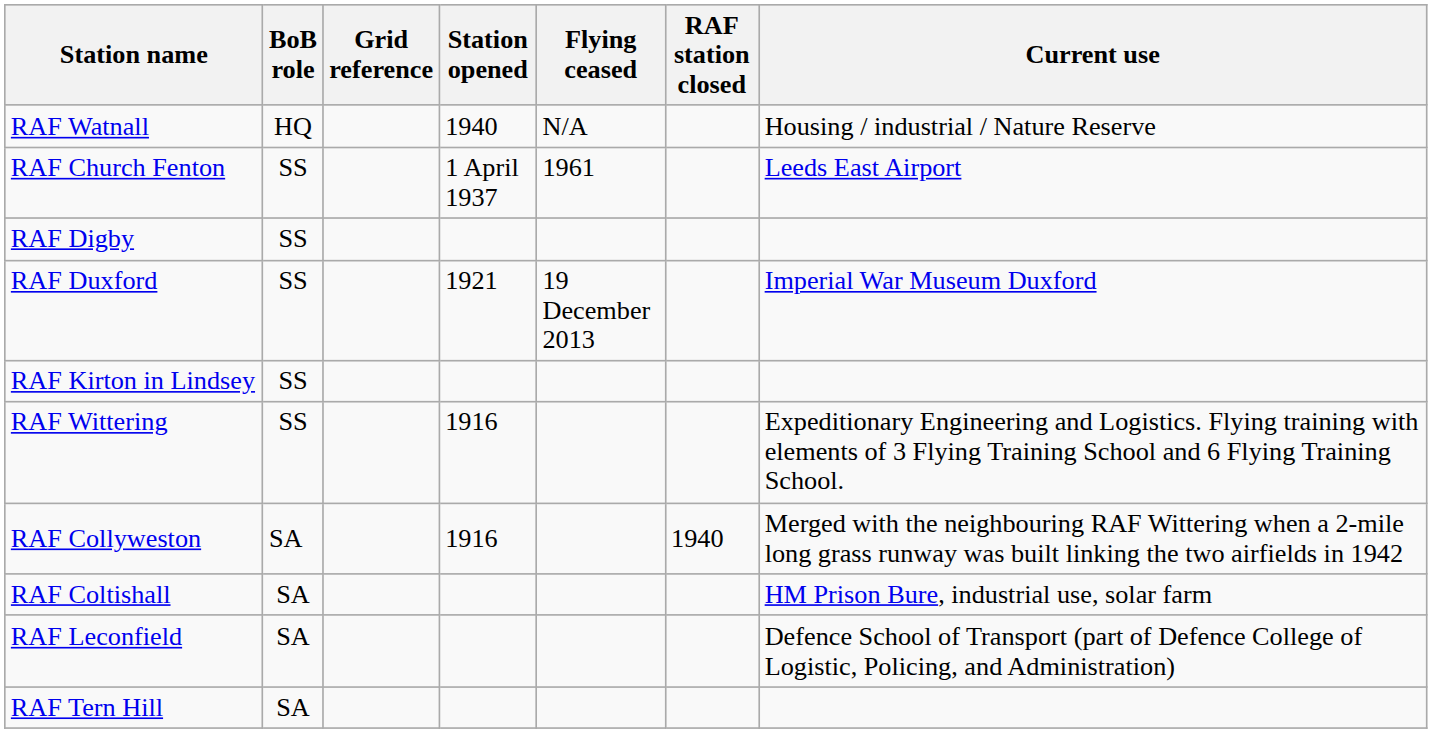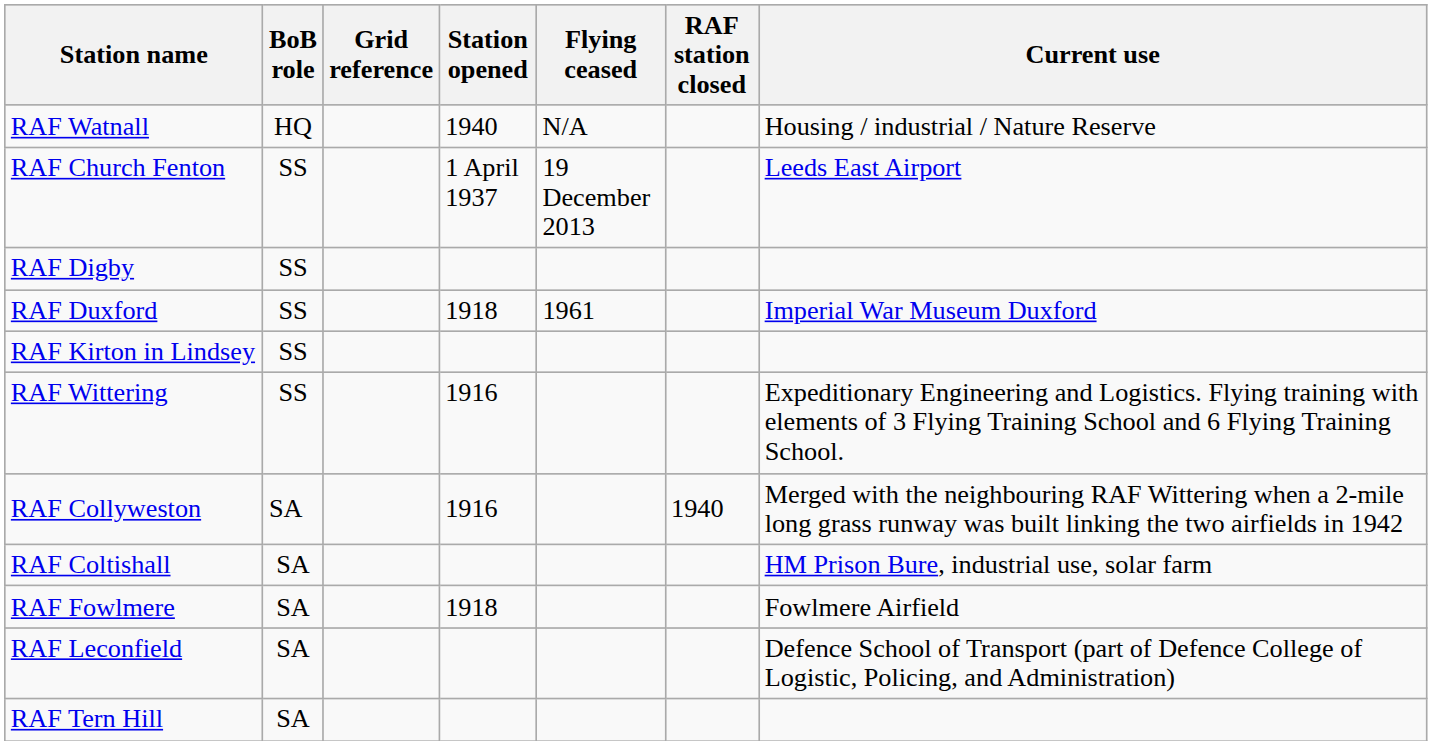(569, 167) 1961 -> (596, 197) 19 December 2013
(471, 280) 1921 -> (471, 309) 1918
(596, 309) 19 December 2013 -> (569, 309) 1961
+ row: (93, 606)
